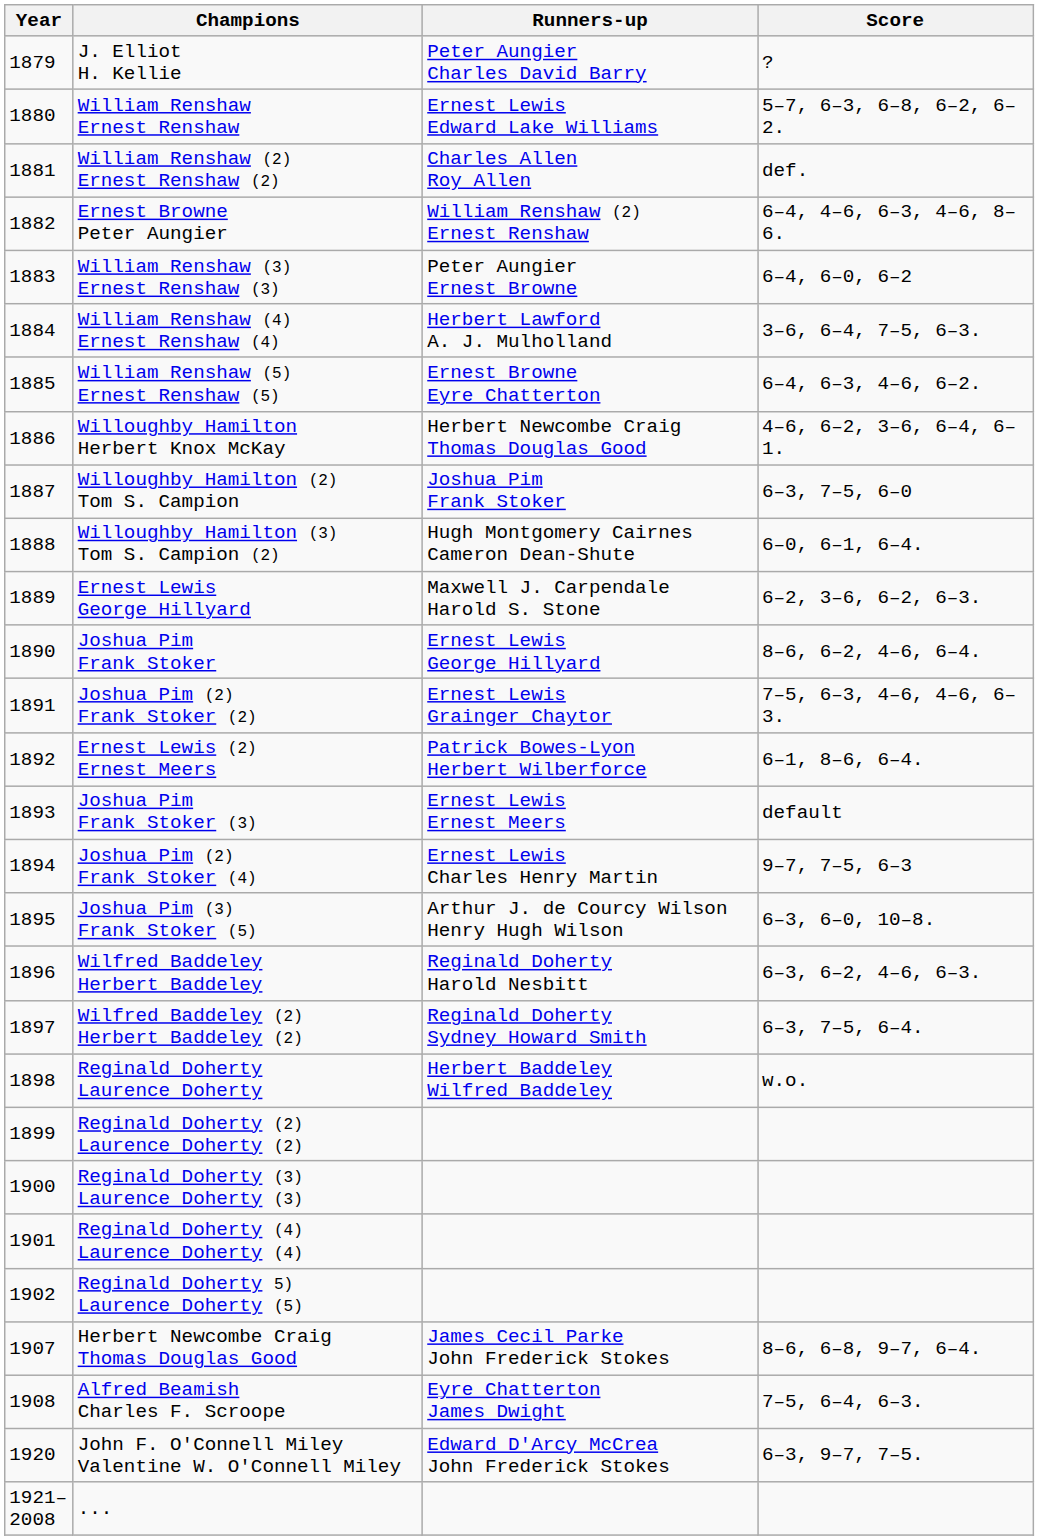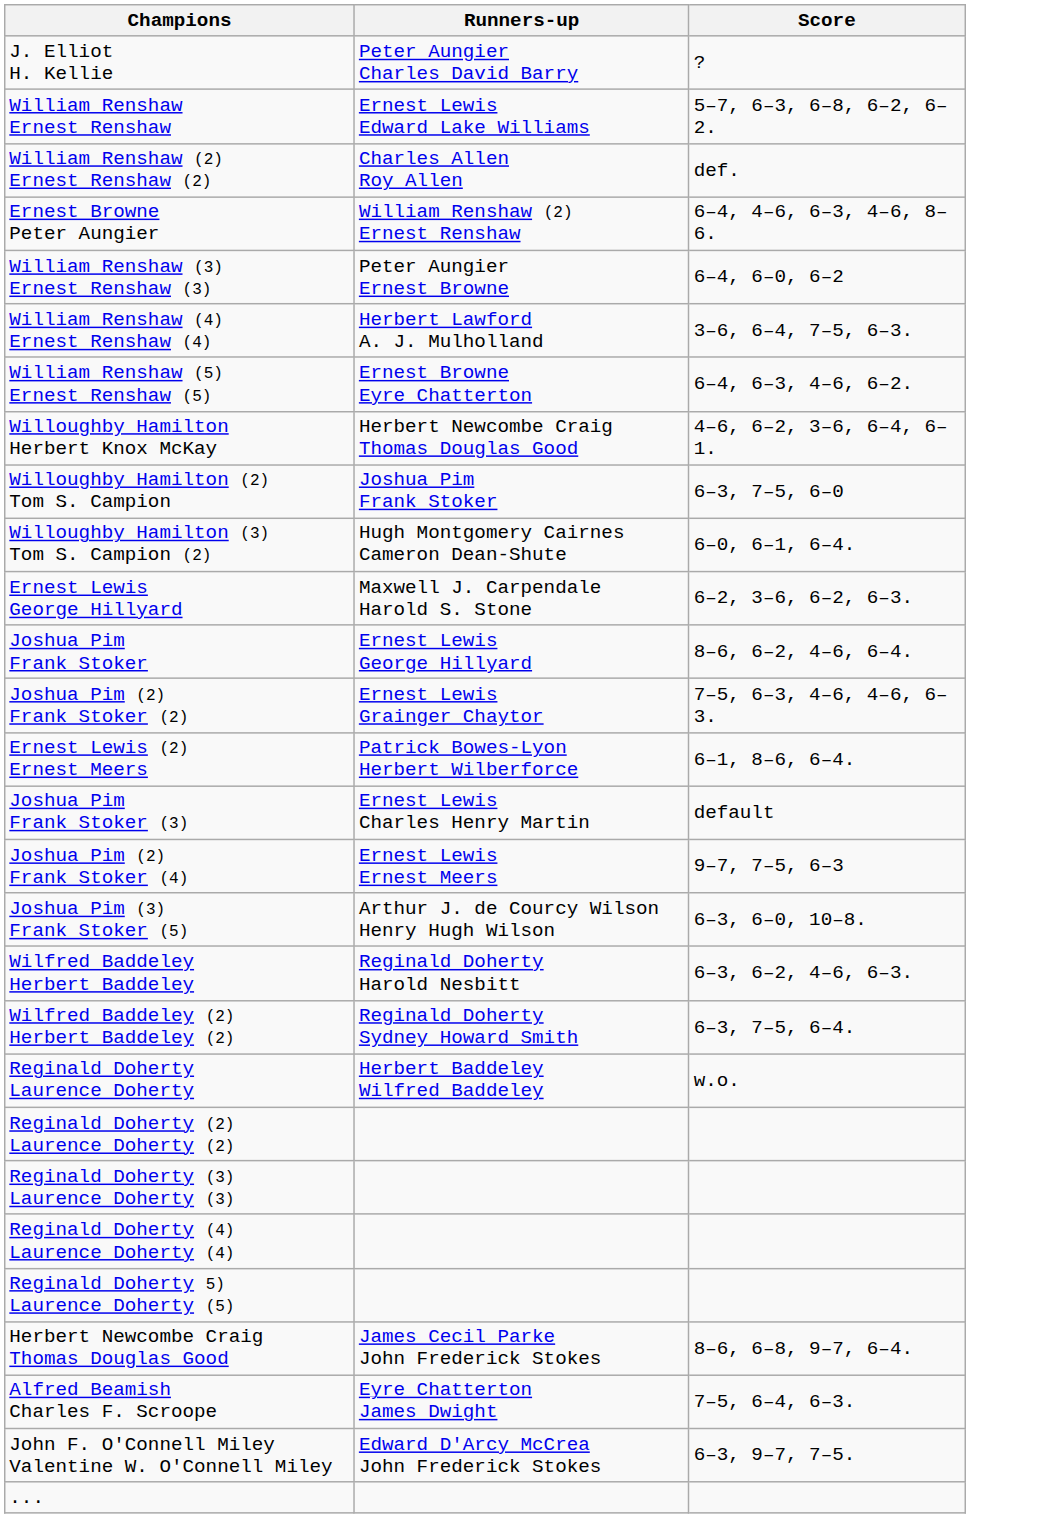- column: (39, 20)
(497, 813) Ernest Lewis Ernest Meers -> (474, 813) Ernest Lewis Charles Henry Martin
(543, 866) Ernest Lewis Charles Henry Martin -> (428, 866) Ernest Lewis Ernest Meers
